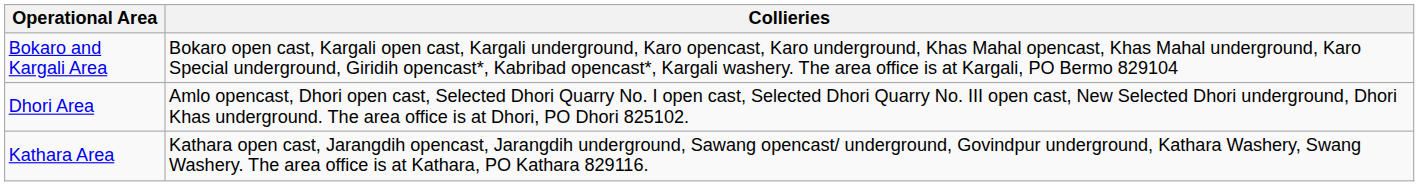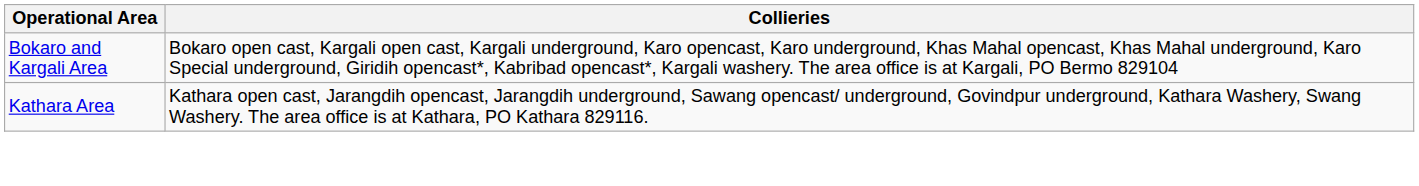- row: (51, 106)
